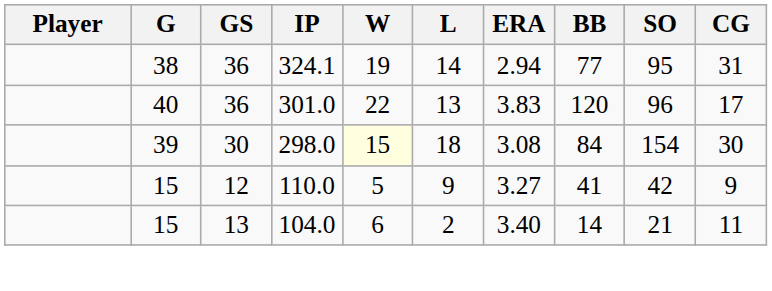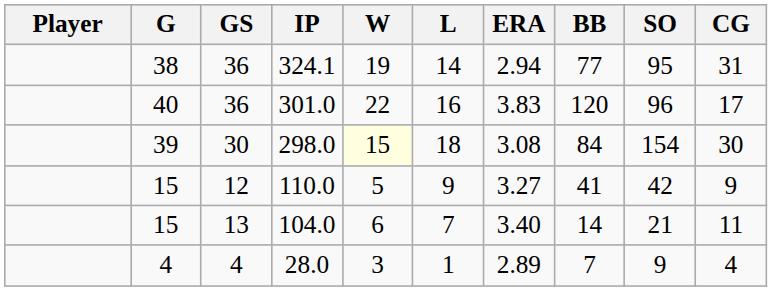(448, 104) 13 -> (448, 104) 16
(448, 225) 2 -> (448, 225) 7
+ row: (307, 265)
